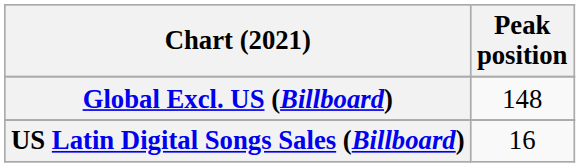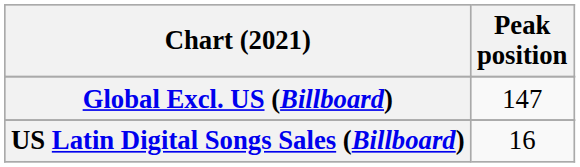(522, 98) 148 -> (522, 98) 147
